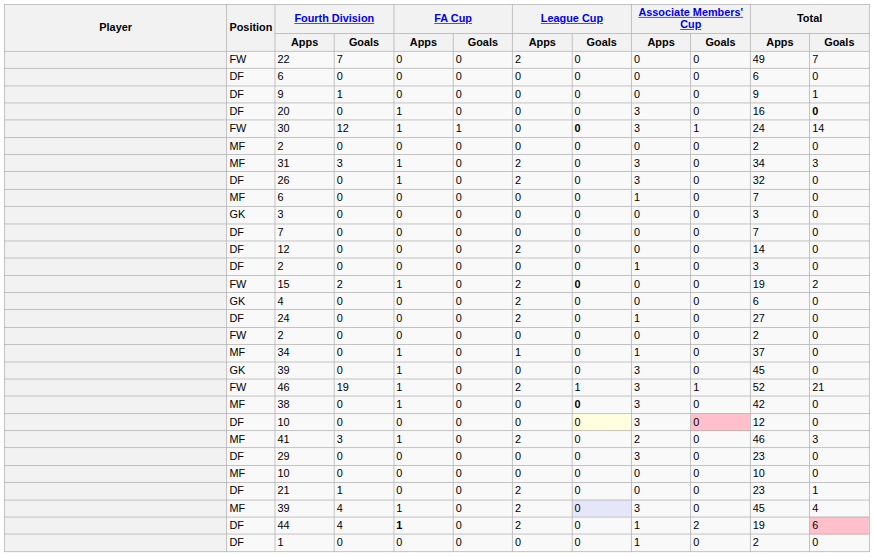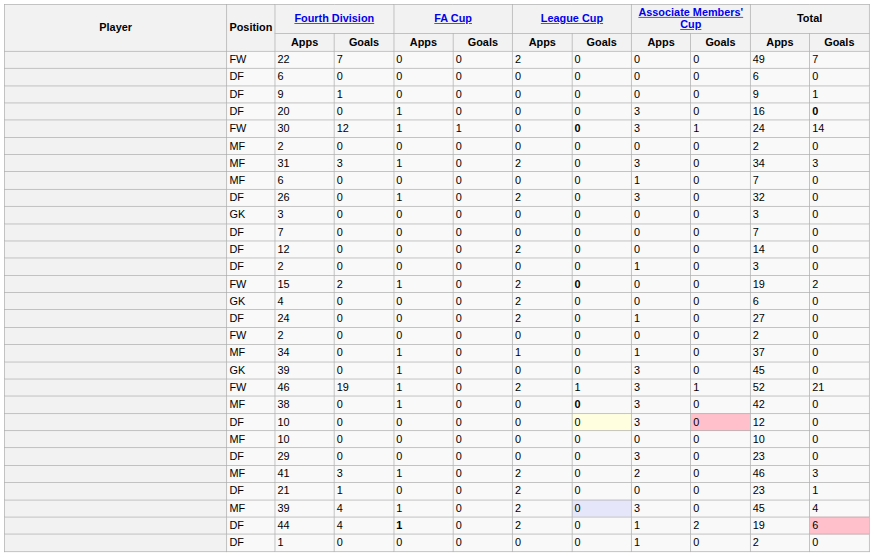rows swapped: (237, 180) <-> (237, 197)
rows swapped: (237, 439) <-> (237, 473)
